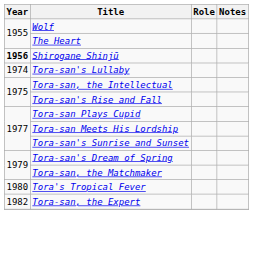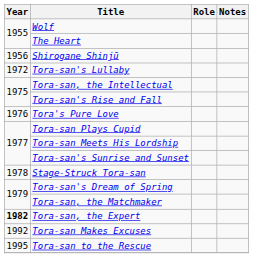(17, 56) bold -> (17, 56) normal
(17, 70) 1974 -> (17, 70) 1972
+ row: (76, 114)
+ row: (89, 172)
- row: (89, 187)
(17, 202) normal -> (17, 216) bold
+ row: (92, 231)
+ row: (92, 246)
